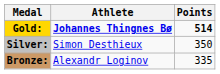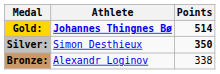(204, 45) normal -> (204, 45) bold
(204, 61) 335 -> (204, 61) 338
